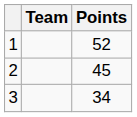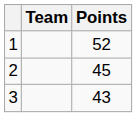(102, 97) 34 -> (102, 97) 43
